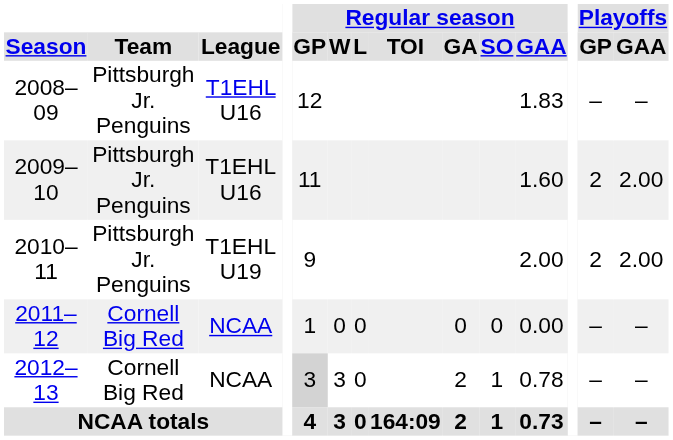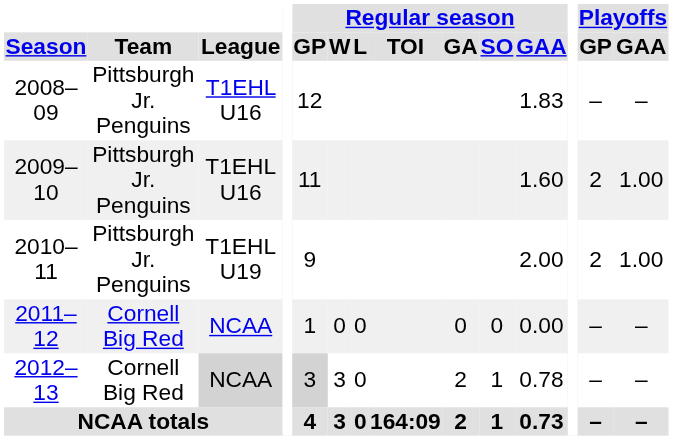(641, 179) 2.00 -> (641, 179) 1.00
(641, 259) 2.00 -> (641, 259) 1.00
(241, 380) no background -> (241, 380) lightgrey background
